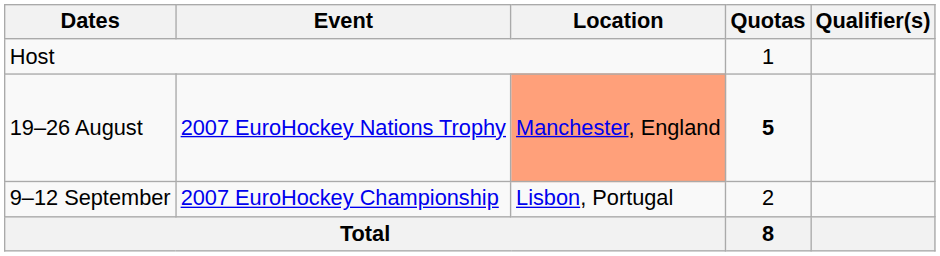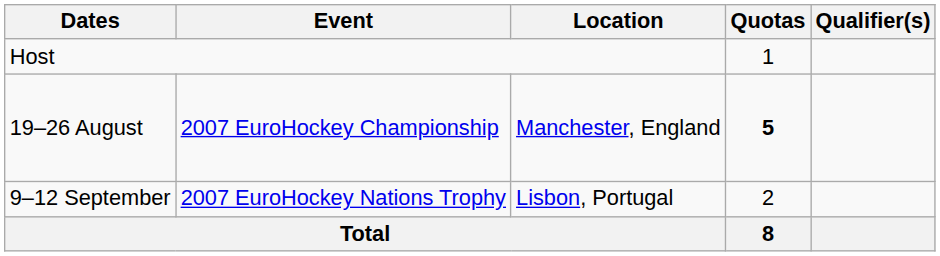(343, 127) 2007 EuroHockey Nations Trophy -> (340, 127) 2007 EuroHockey Championship
(618, 127) lightsalmon background -> (618, 127) no background
(340, 198) 2007 EuroHockey Championship -> (343, 198) 2007 EuroHockey Nations Trophy
